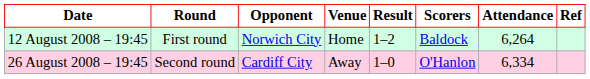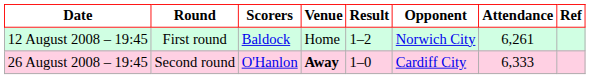columns swapped: (281, 16) <-> (447, 16)
(518, 39) 6,264 -> (518, 39) 6,261
(345, 62) normal -> (322, 62) bold
(518, 62) 6,334 -> (518, 62) 6,333
